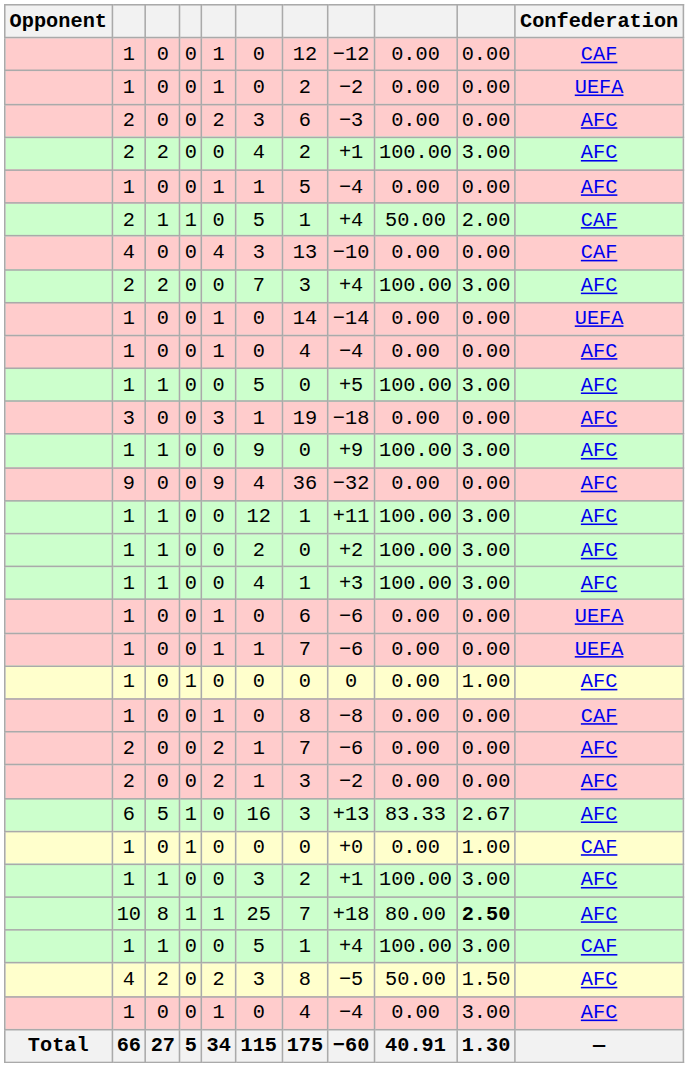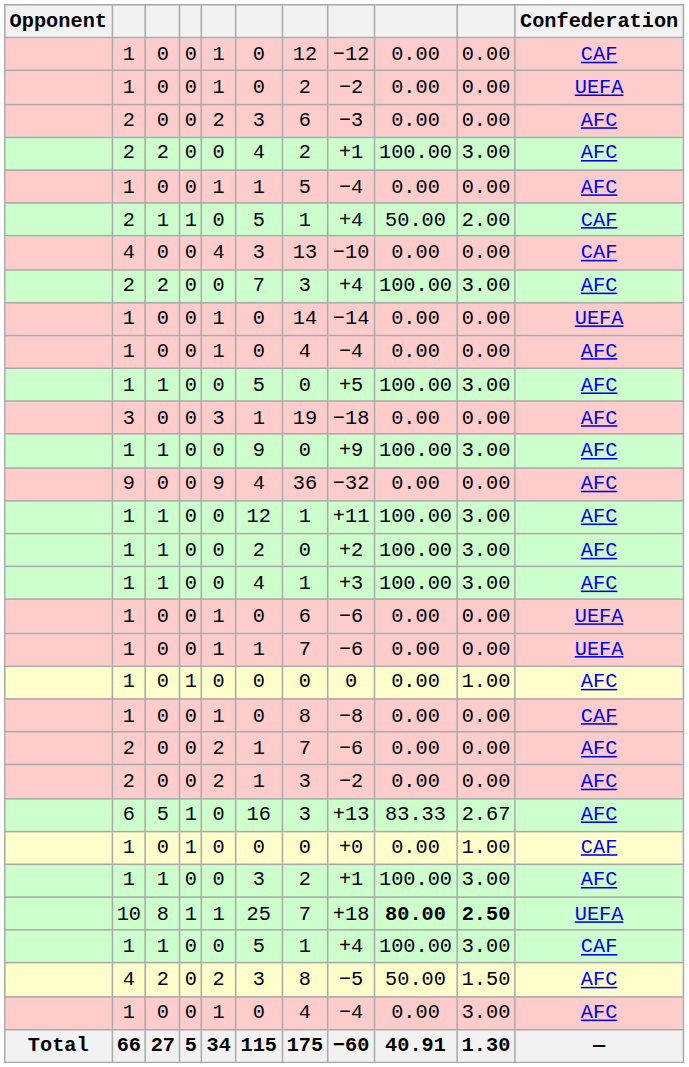(415, 914) normal -> (415, 914) bold
(599, 914) AFC -> (599, 914) UEFA
